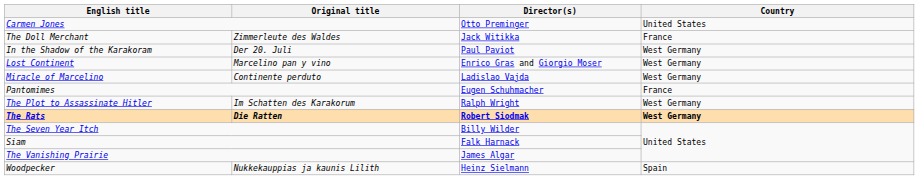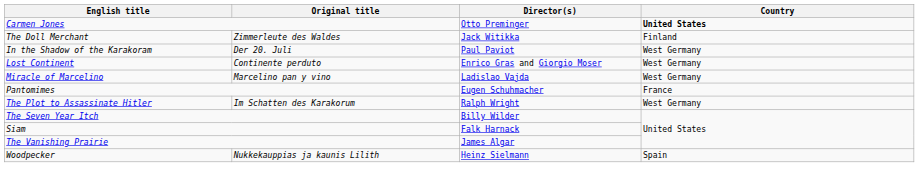(675, 24) normal -> (675, 24) bold
(658, 37) France -> (660, 37) Finland
(282, 63) Marcelino pan y vino -> (277, 63) Continente perduto
(277, 77) Continente perduto -> (282, 77) Marcelino pan y vino
- row: (26, 116)
